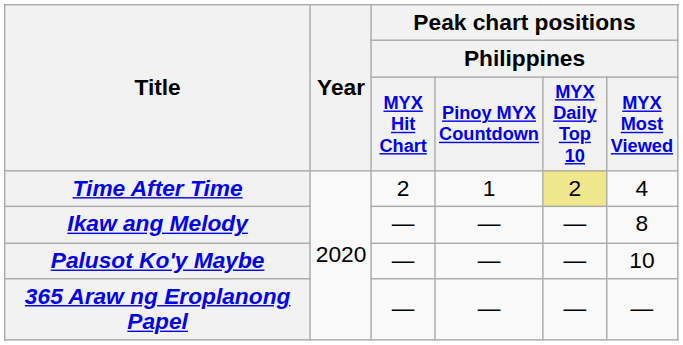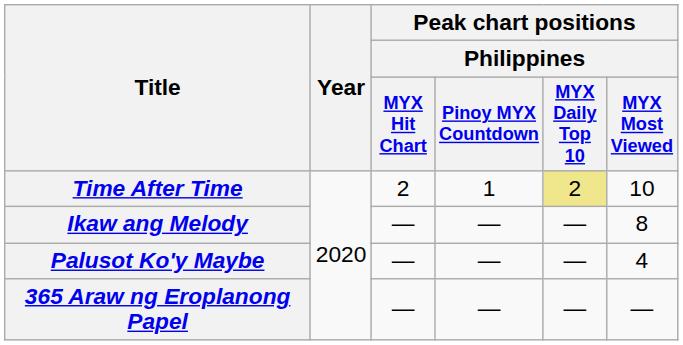(642, 188) 4 -> (642, 188) 10
(642, 260) 10 -> (642, 260) 4
